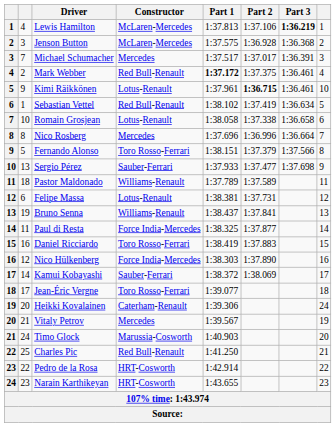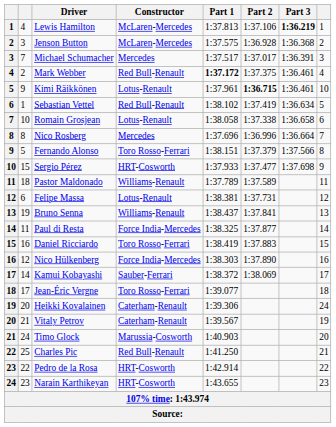(25, 166) 13 -> (25, 166) 15
(145, 166) Sauber-Ferrari -> (147, 166) HRT-Cosworth
(136, 321) Mercedes -> (152, 321) Caterham-Renault
